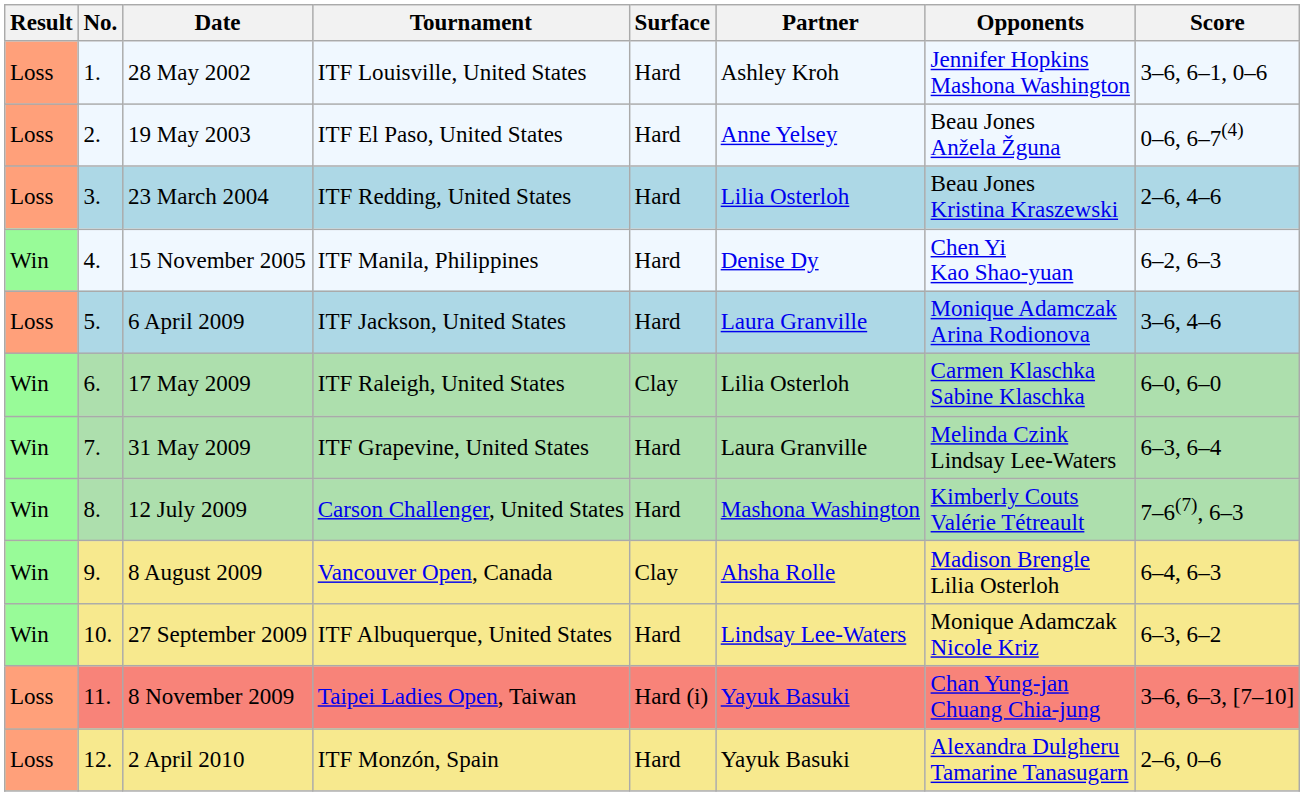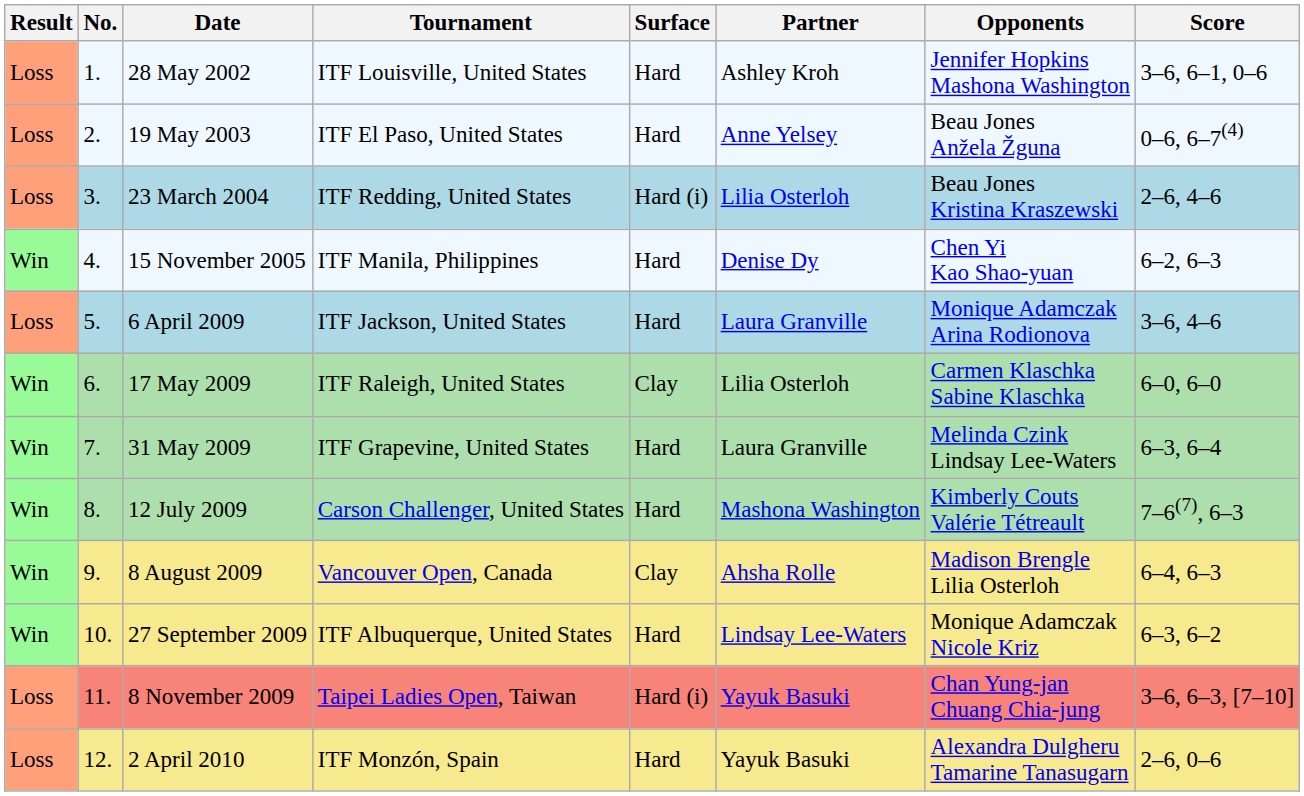(658, 197) Hard -> (671, 197) Hard (i)
